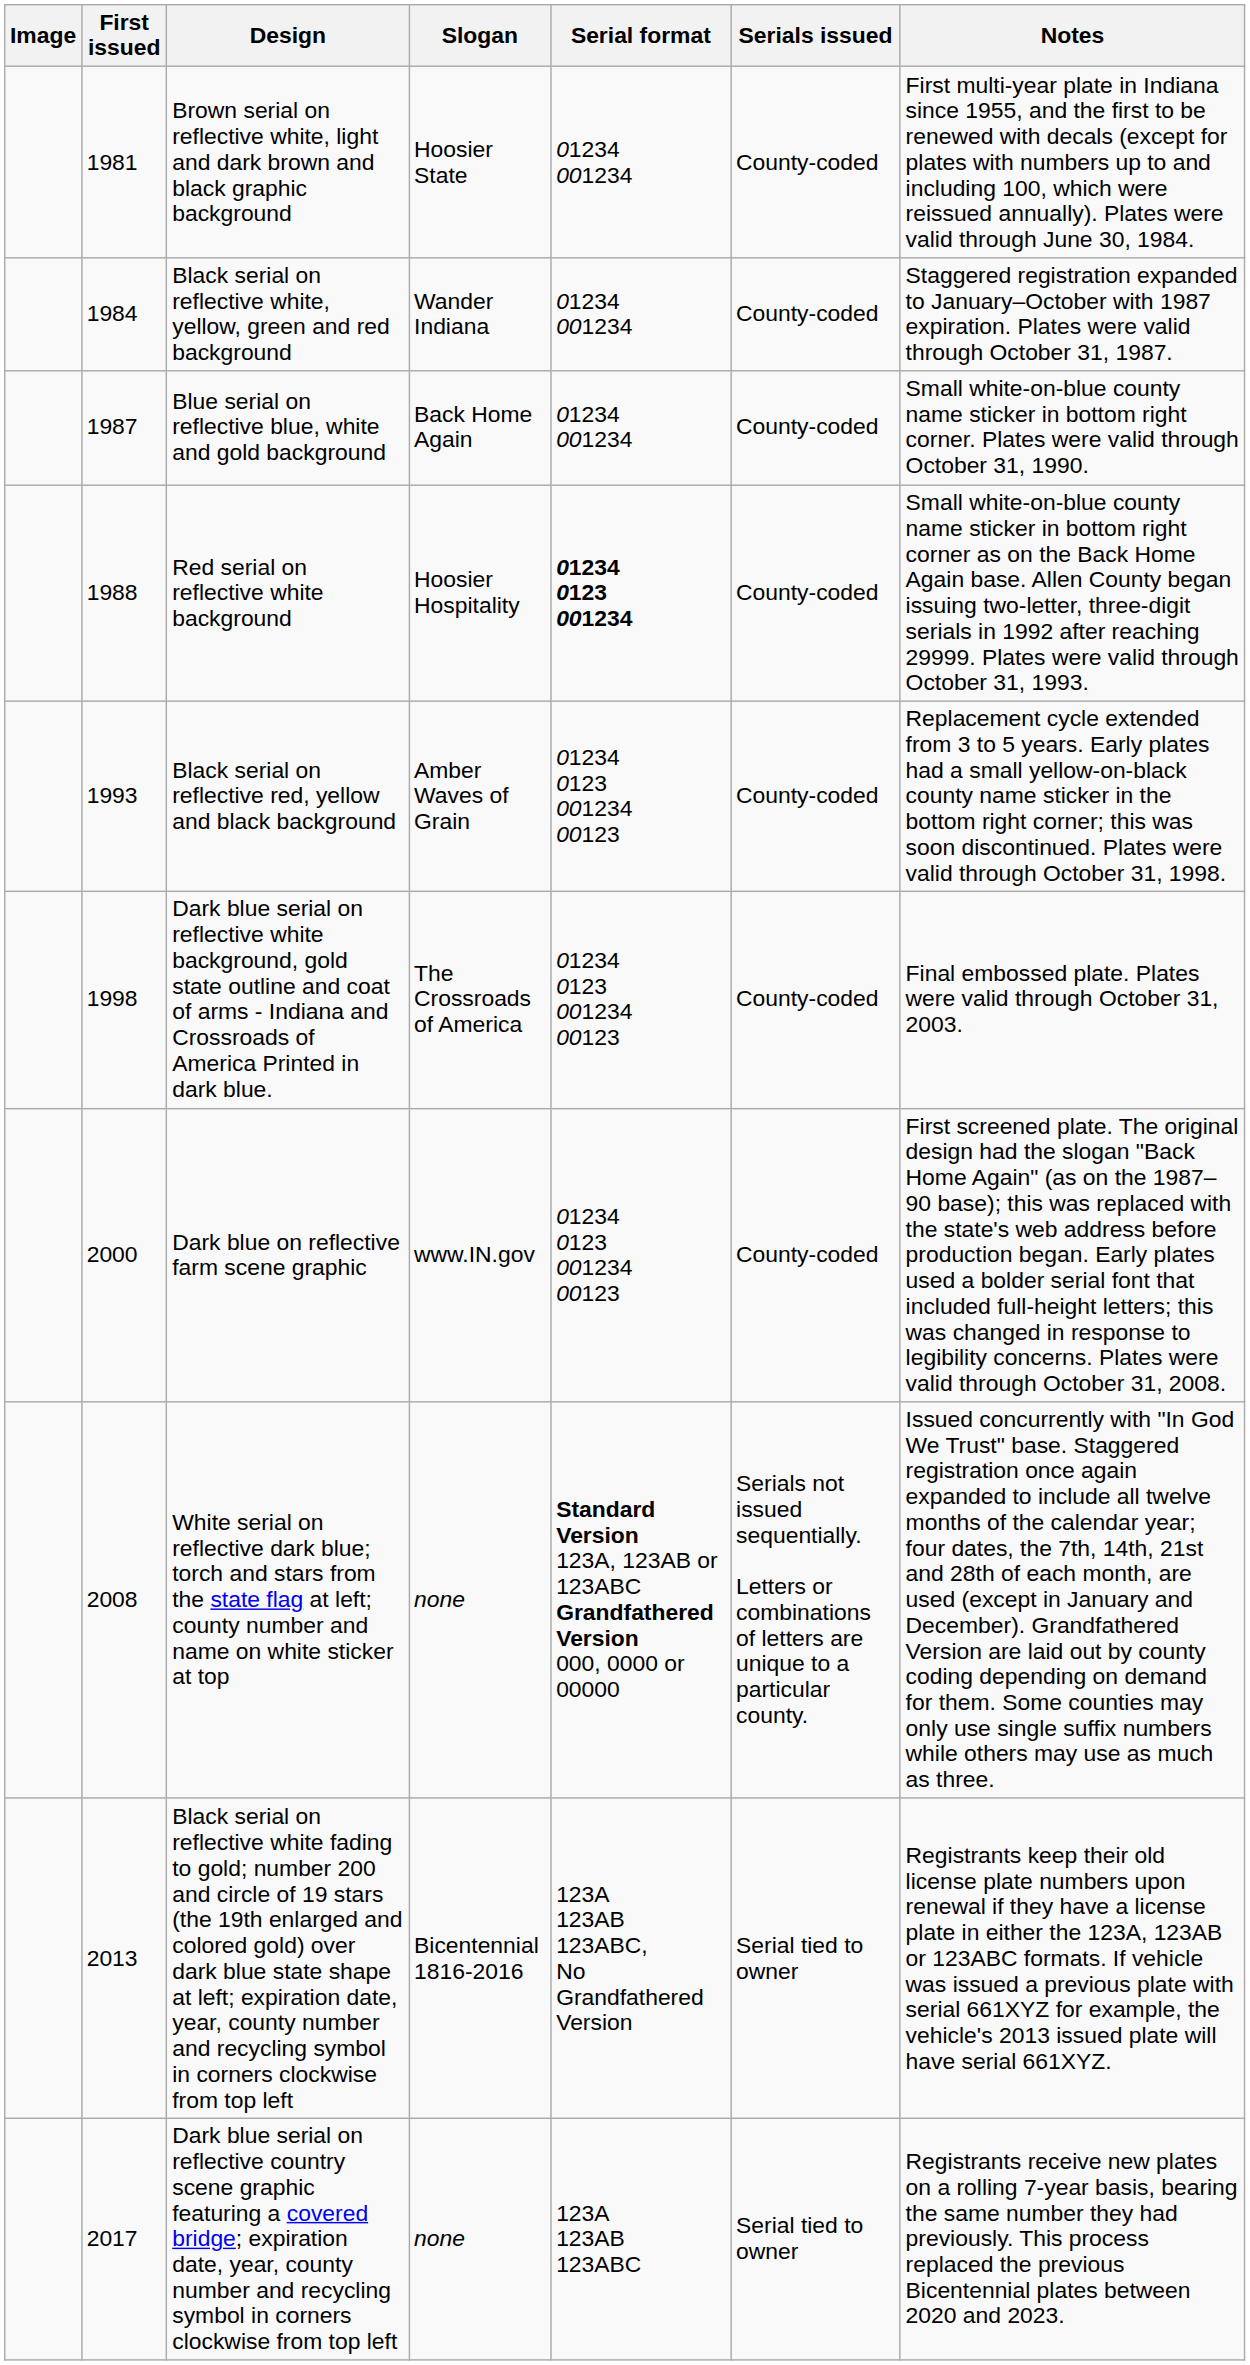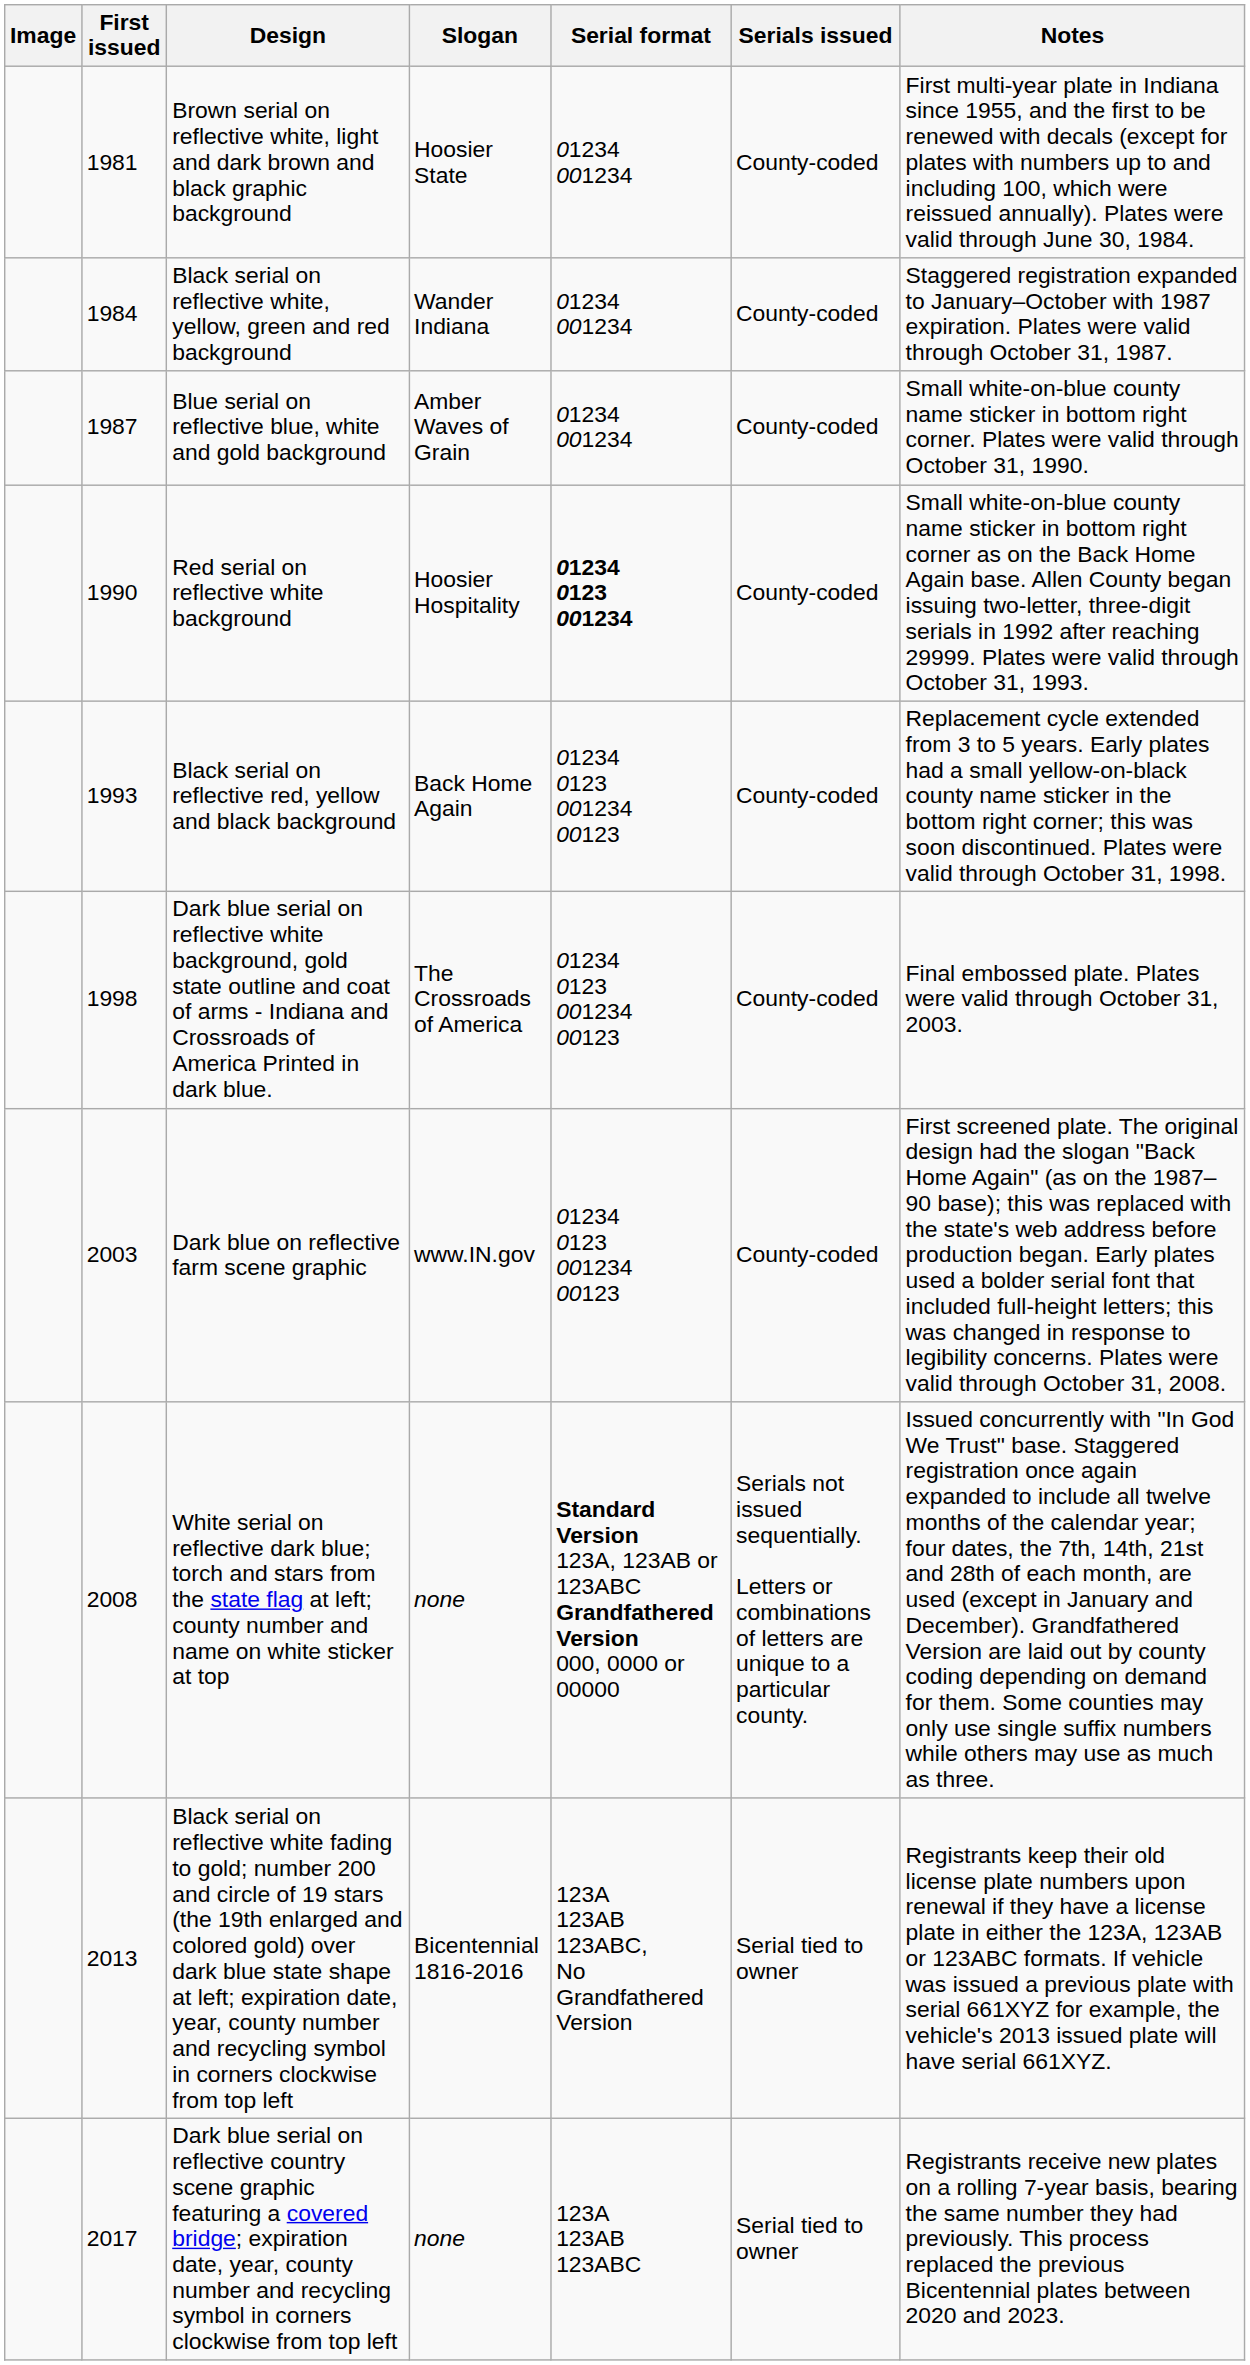(473, 427) Back Home Again -> (461, 427) Amber Waves of Grain
(112, 592) 1988 -> (112, 592) 1990
(461, 796) Amber Waves of Grain -> (473, 796) Back Home Again
(112, 1254) 2000 -> (112, 1254) 2003
